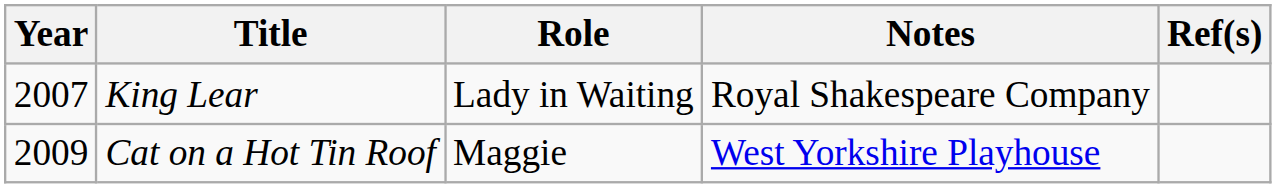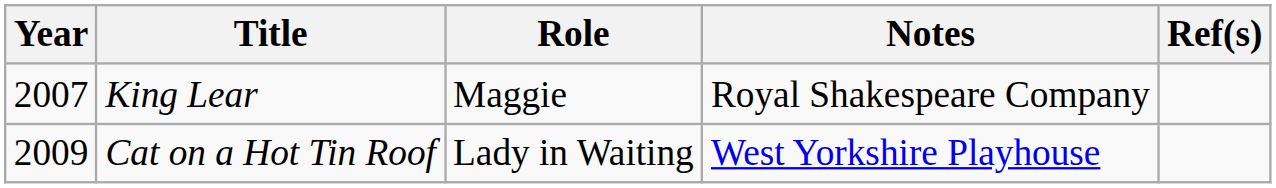(573, 93) Lady in Waiting -> (510, 93) Maggie
(510, 152) Maggie -> (573, 152) Lady in Waiting
